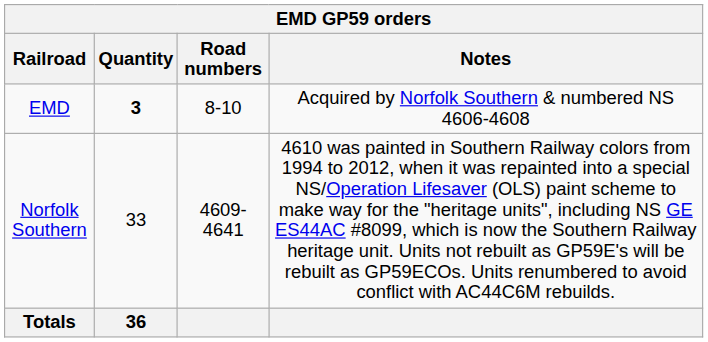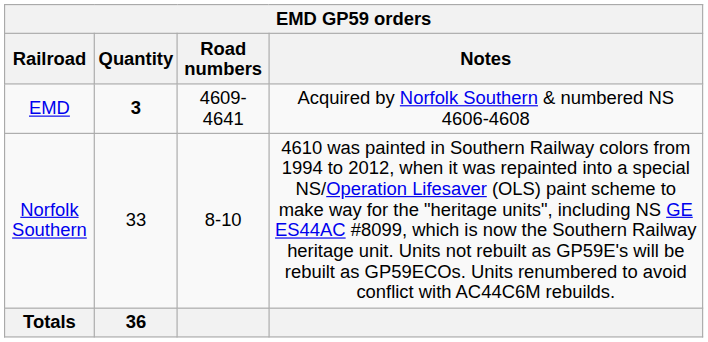(223, 108) 8-10 -> (223, 108) 4609-4641
(223, 220) 4609-4641 -> (223, 220) 8-10
